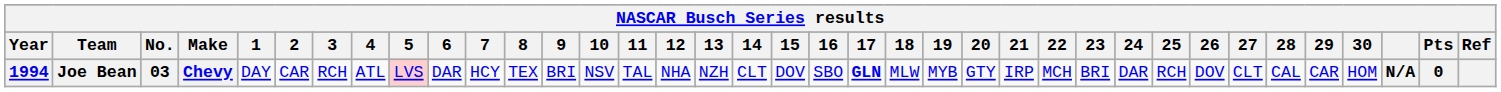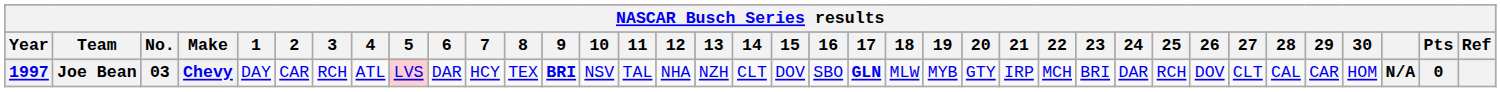(29, 72) 1994 -> (29, 72) 1997
(561, 72) normal -> (561, 72) bold
